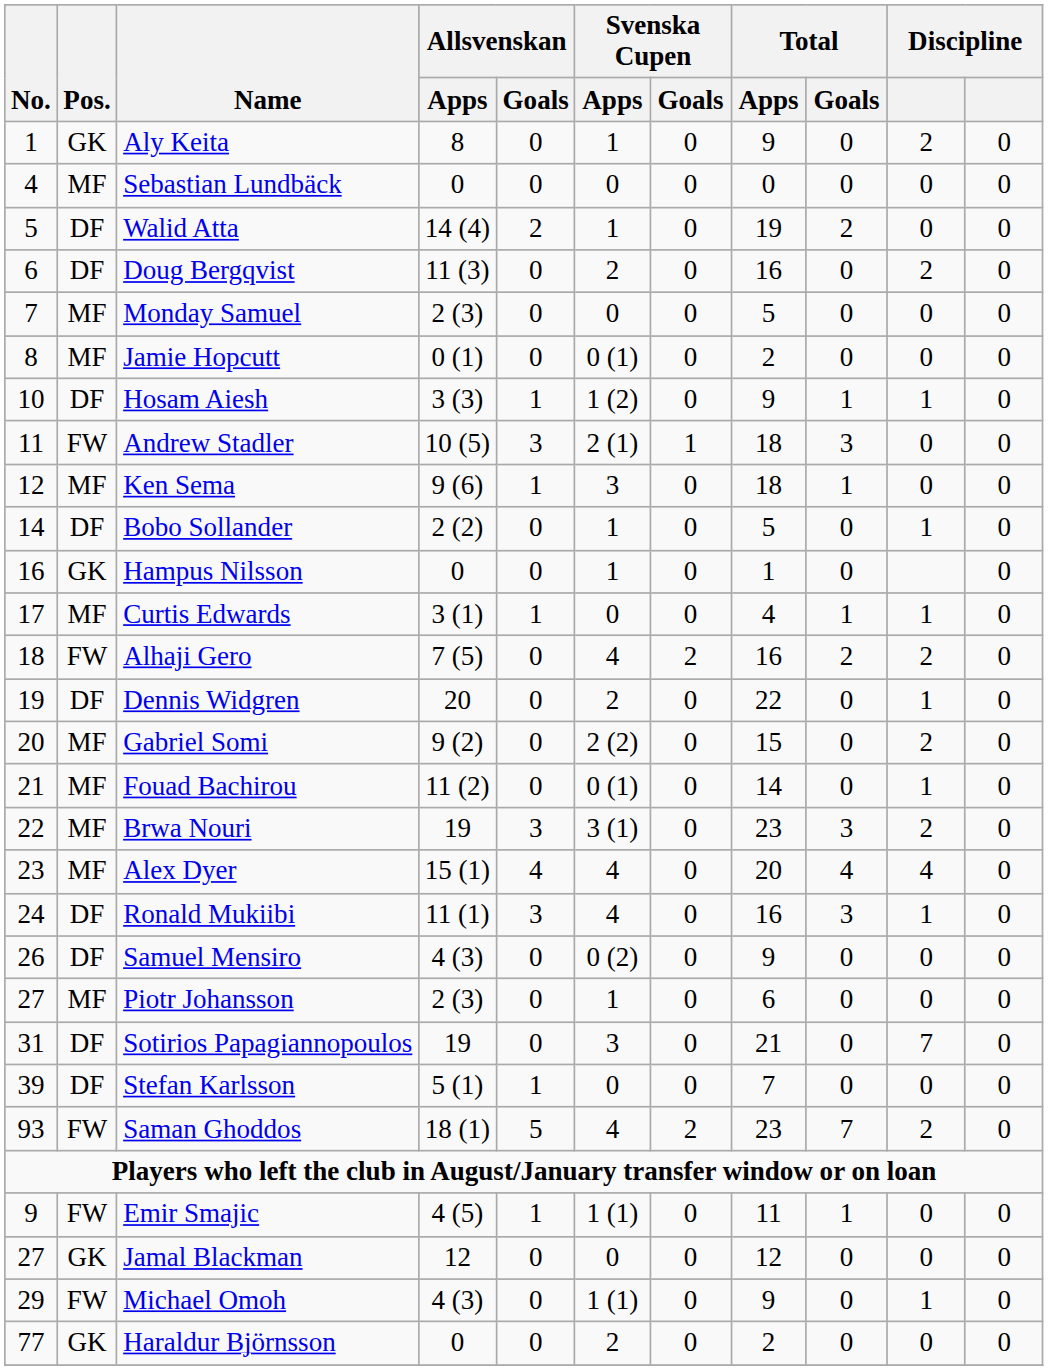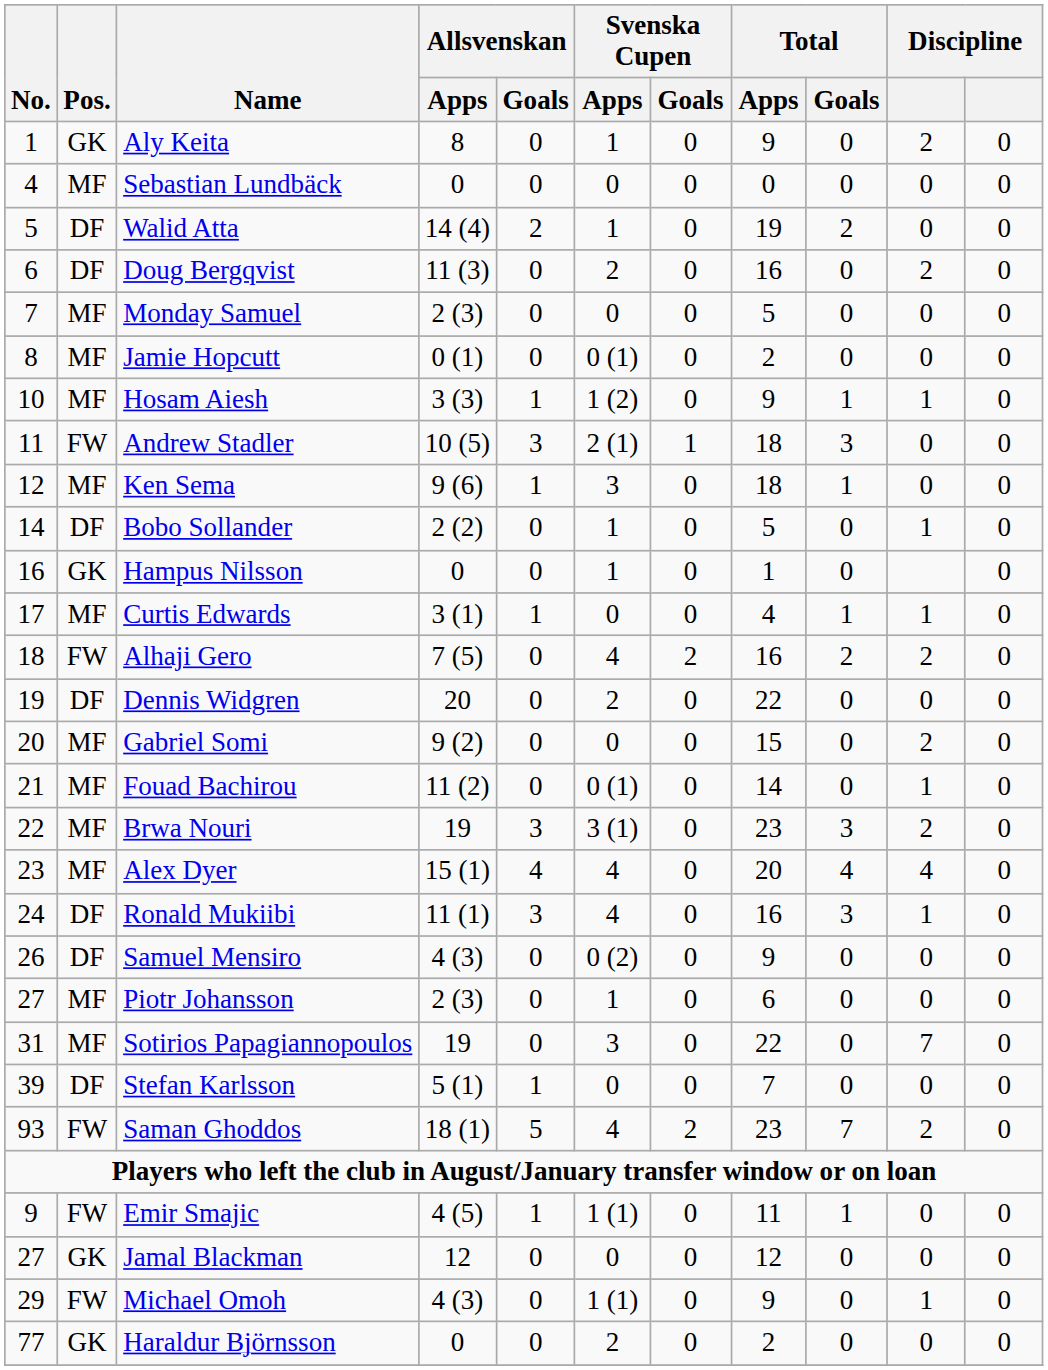(87, 399) DF -> (87, 399) MF
(926, 699) 1 -> (926, 699) 0
(612, 742) 2 (2) -> (612, 742) 0
(87, 1042) DF -> (87, 1042) MF
(769, 1042) 21 -> (769, 1042) 22
